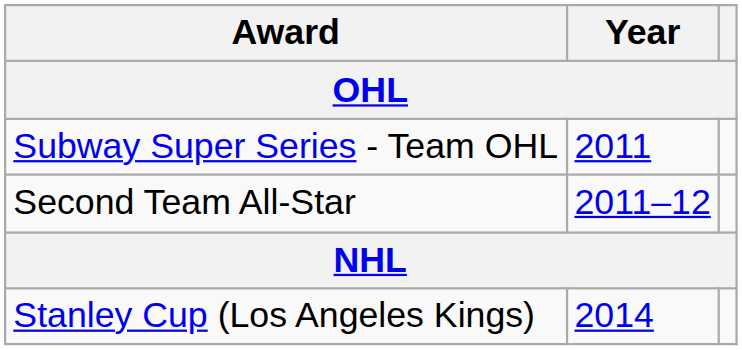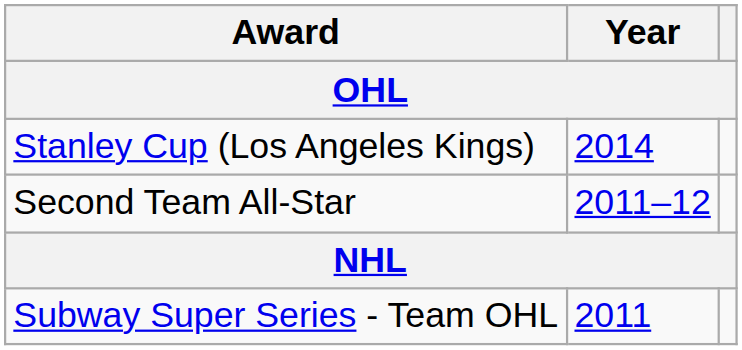rows swapped: (286, 145) <-> (274, 315)
